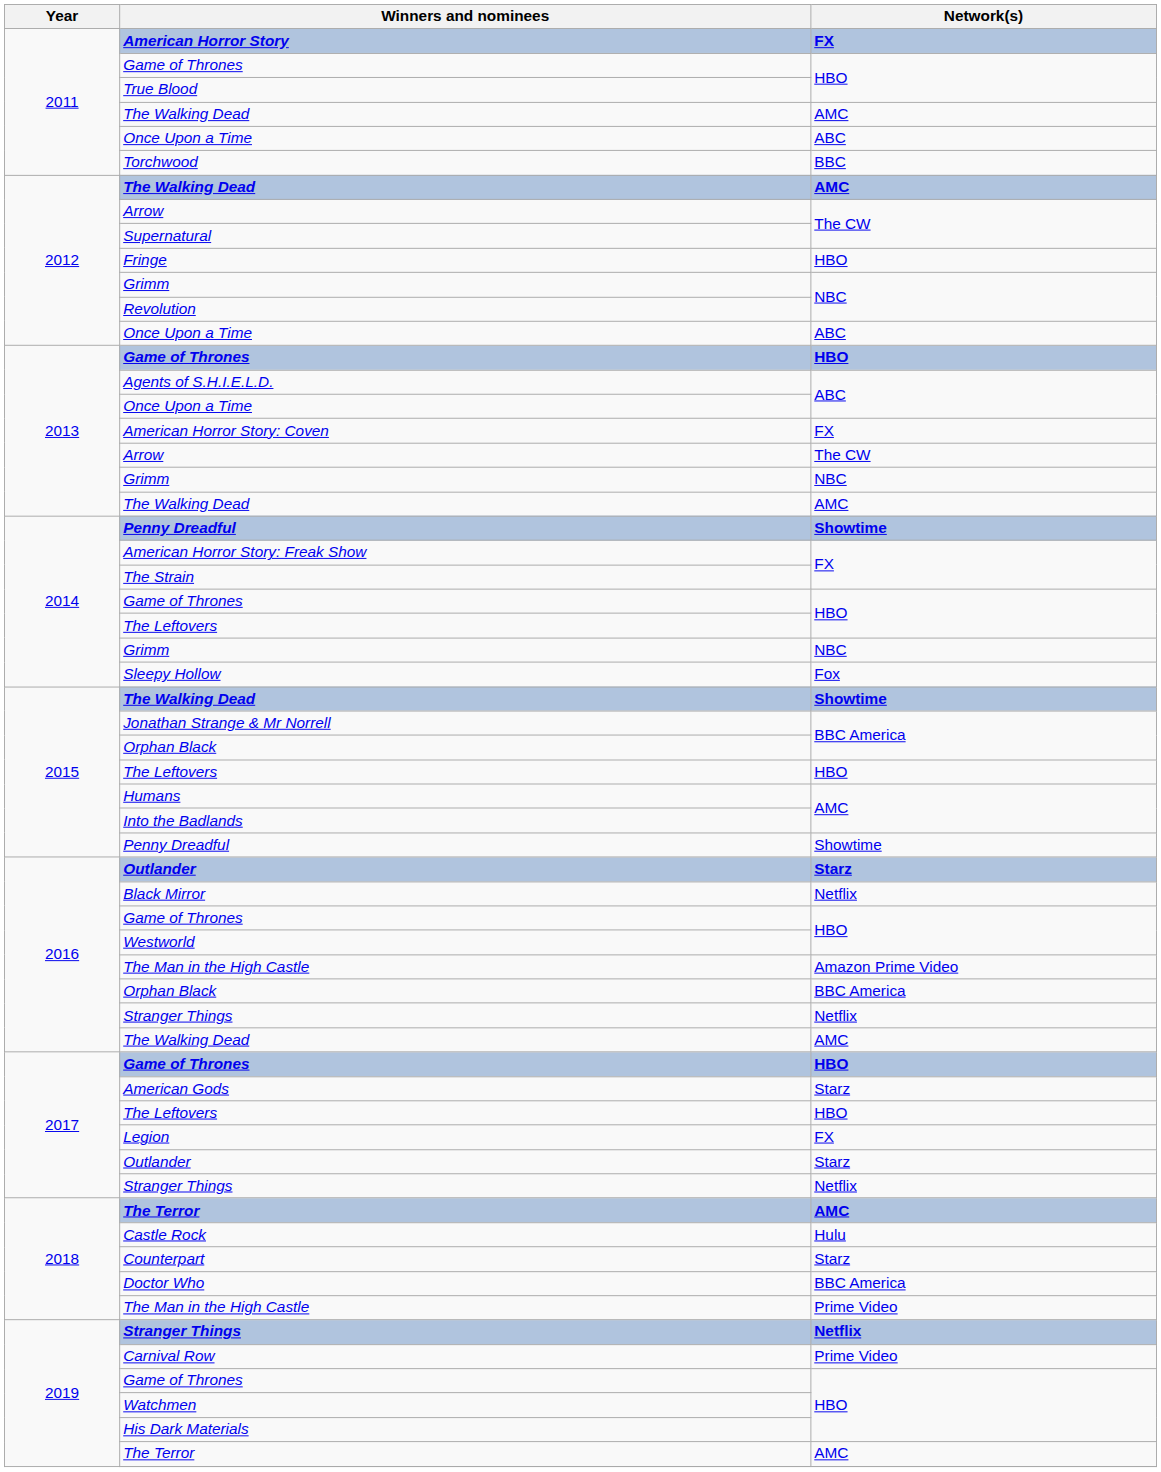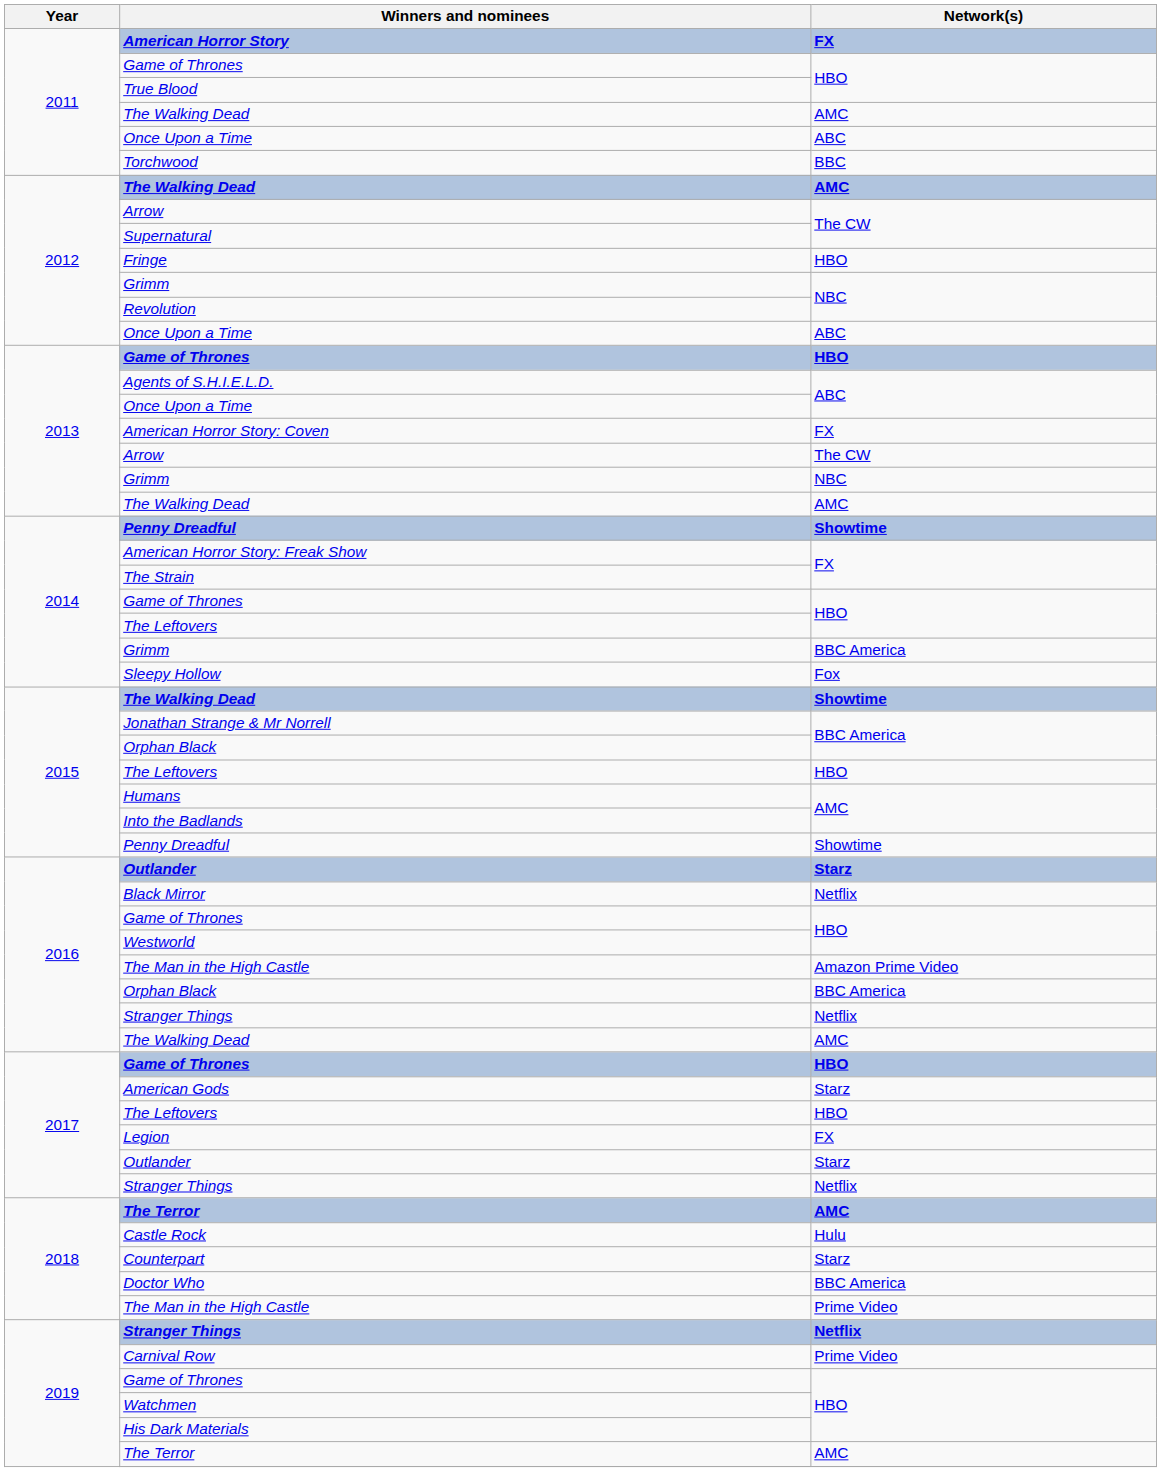(830, 650) NBC -> (860, 650) BBC America
